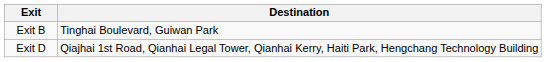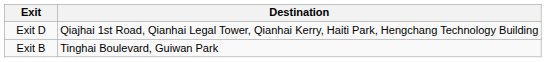rows swapped: (31, 30) <-> (31, 48)
